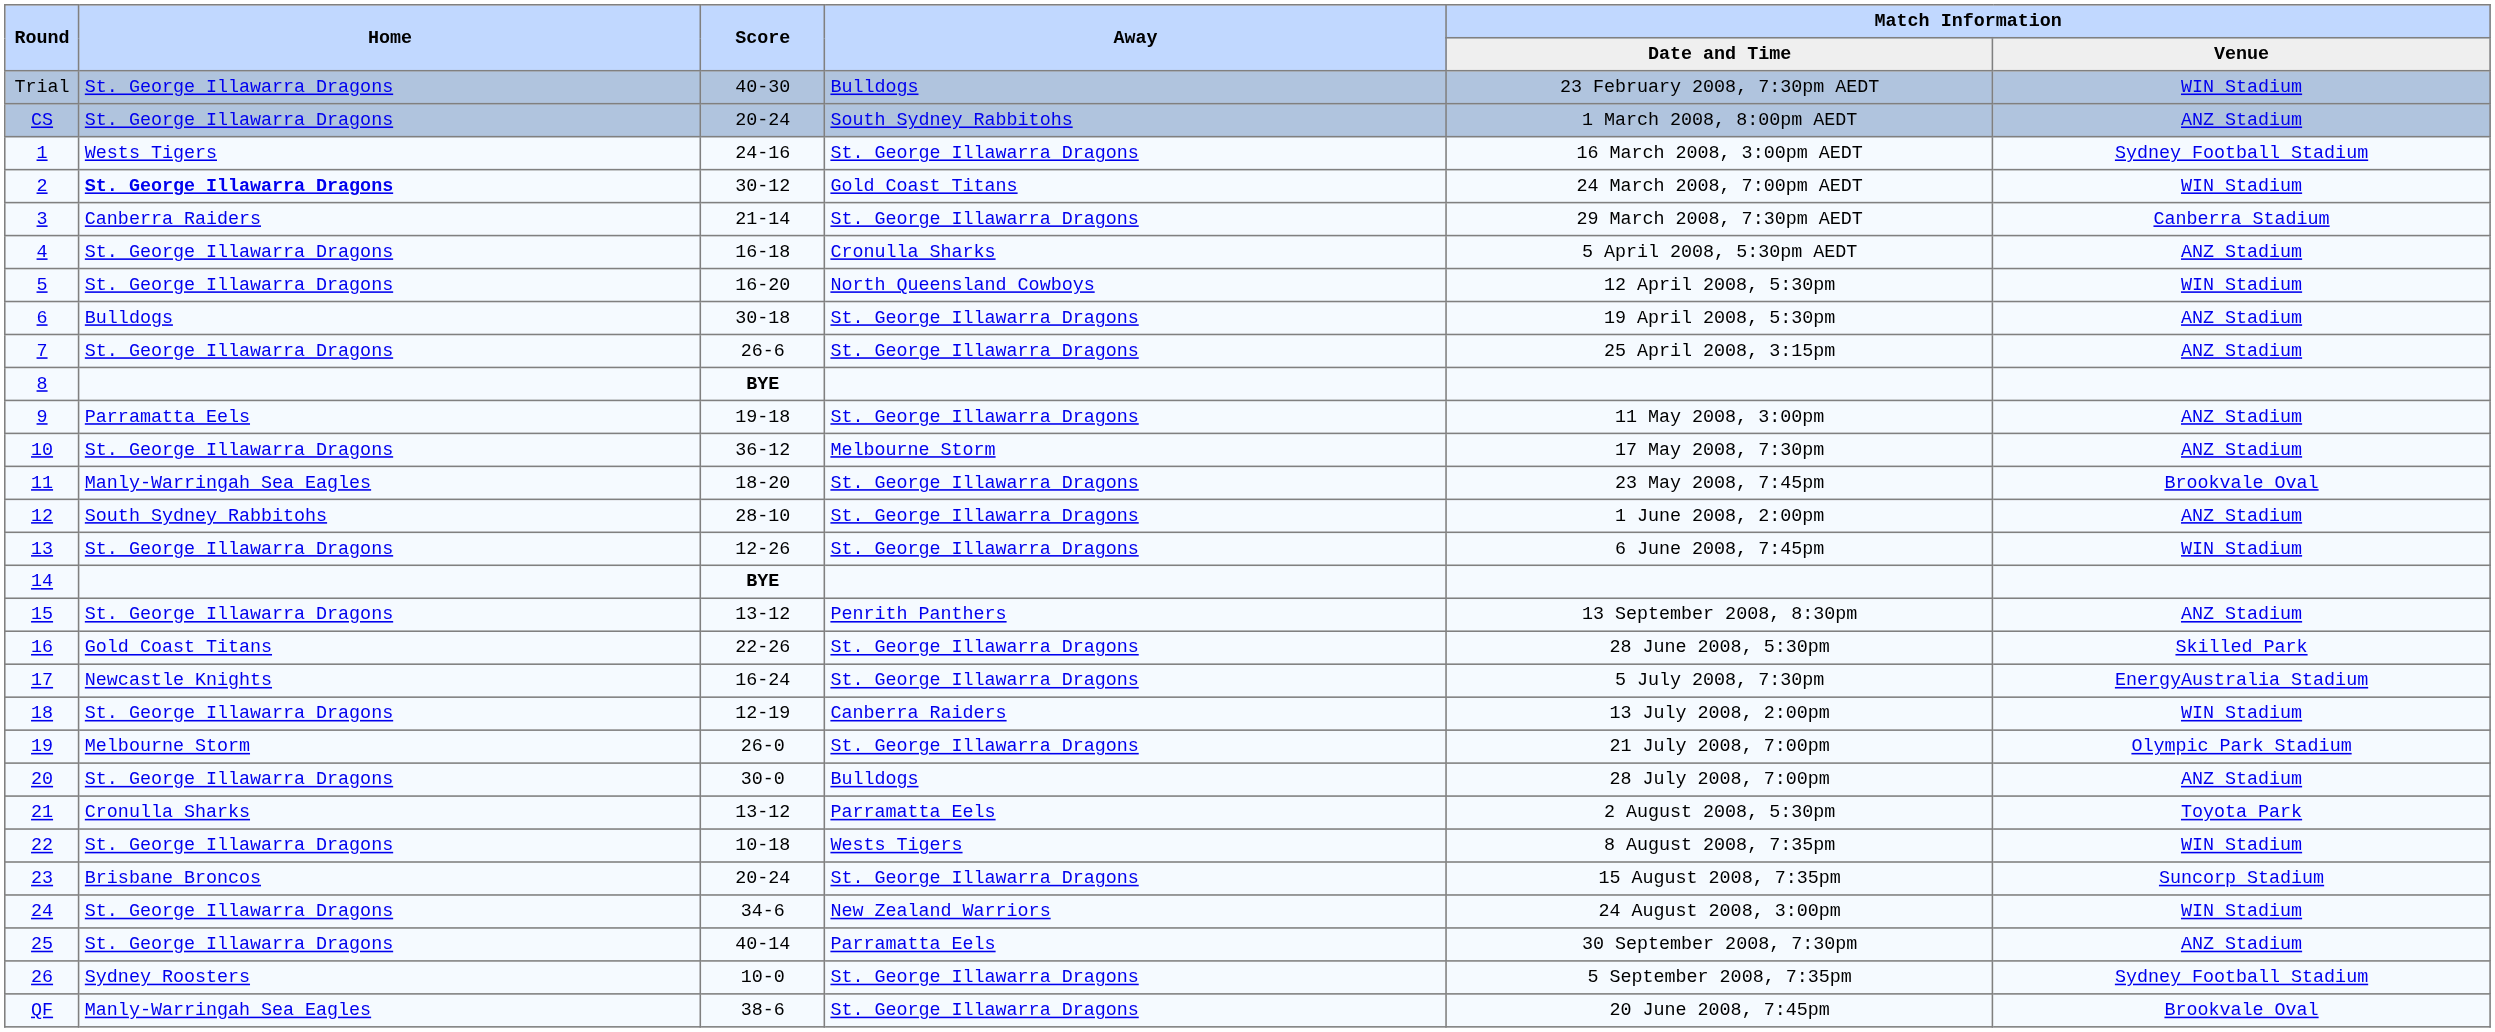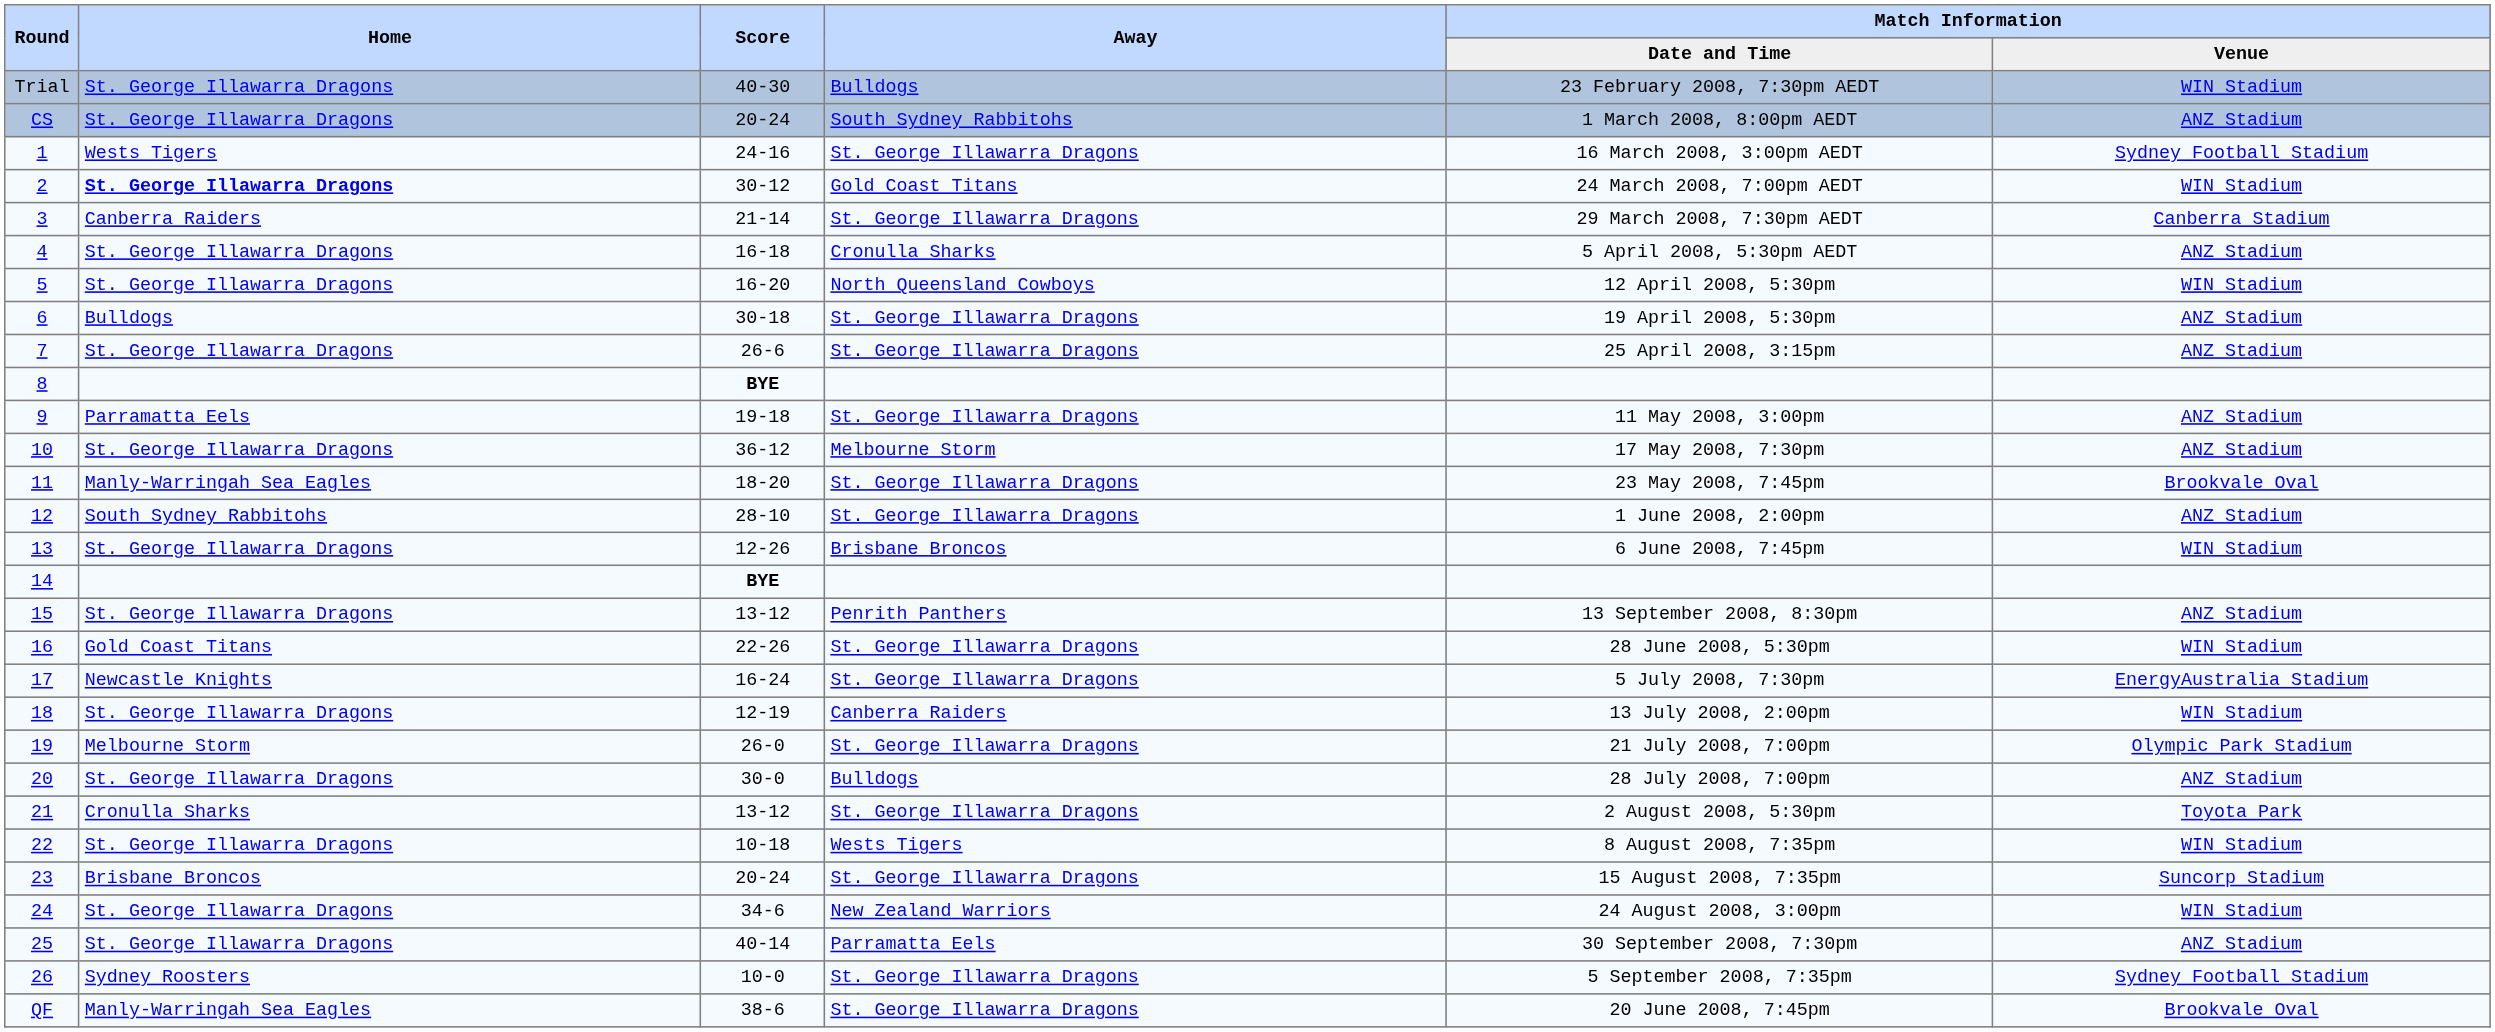(985, 549) St. George Illawarra Dragons -> (919, 549) Brisbane Broncos
(2242, 648) Skilled Park -> (2242, 648) WIN Stadium
(913, 813) Parramatta Eels -> (985, 813) St. George Illawarra Dragons
